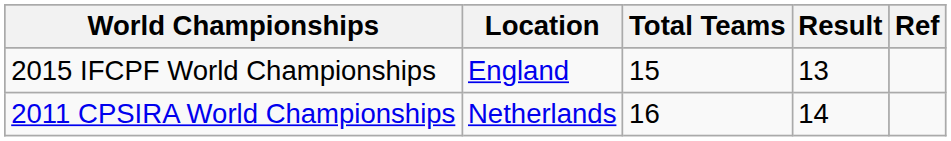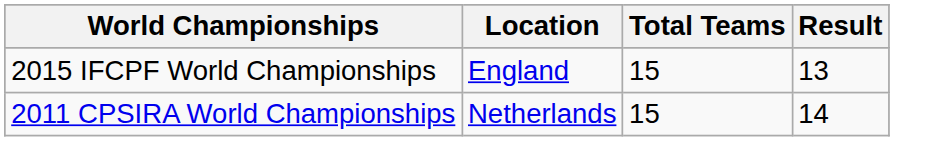- column: (917, 26)
(644, 113) 16 -> (644, 113) 15
